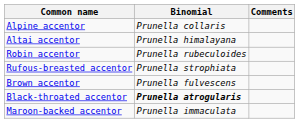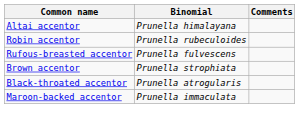- row: (46, 26)
(186, 68) Prunella strophiata -> (186, 54) Prunella fulvescens
(186, 82) Prunella fulvescens -> (186, 68) Prunella strophiata
(189, 97) bold -> (189, 82) normal
